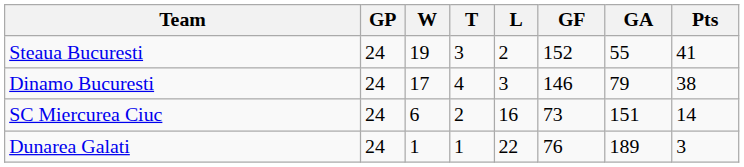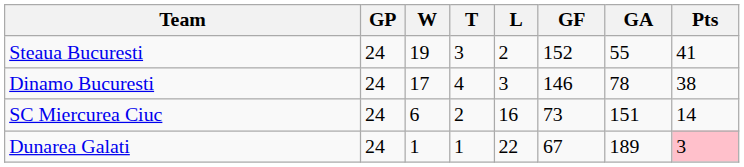(620, 83) 79 -> (620, 83) 78
(553, 146) 76 -> (553, 146) 67
(681, 146) no background -> (681, 146) pink background
